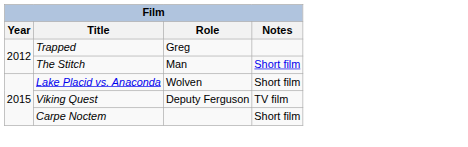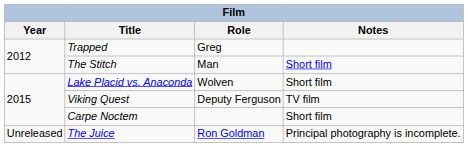+ row: (91, 133)
